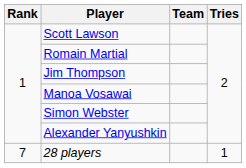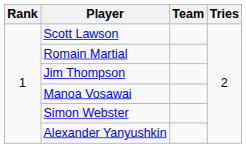- row: (72, 152)
